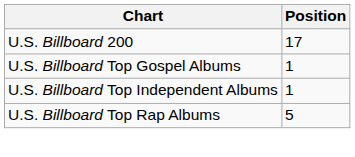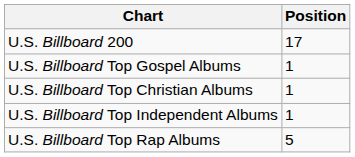+ row: (130, 90)
